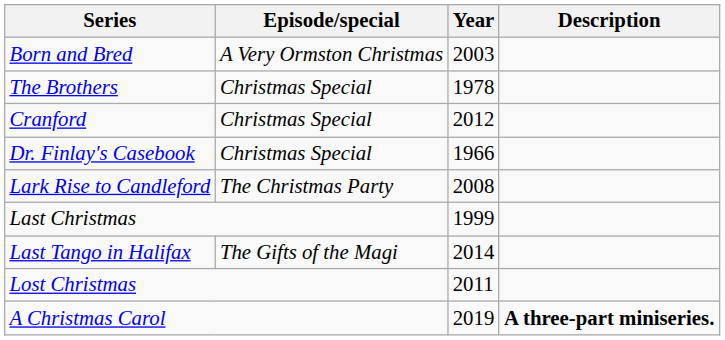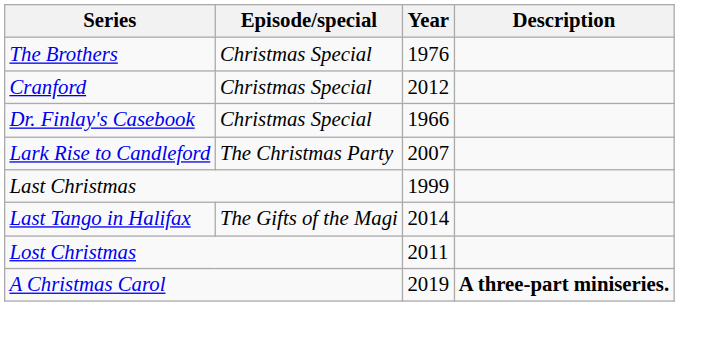- row: (71, 53)
(474, 86) 1978 -> (428, 53) 1976
(474, 185) 2008 -> (428, 152) 2007
